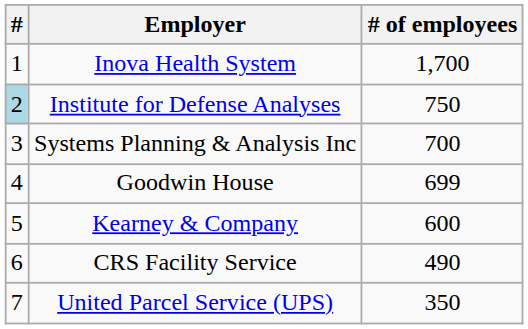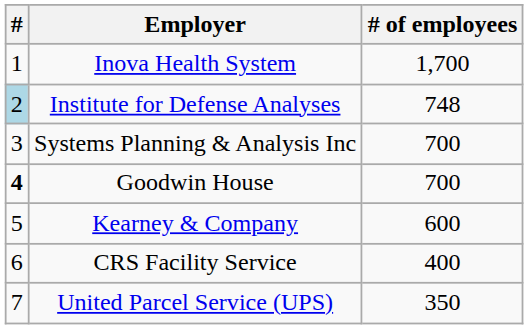(442, 103) 750 -> (442, 103) 748
(17, 182) normal -> (17, 182) bold
(442, 182) 699 -> (442, 182) 700
(442, 262) 490 -> (442, 262) 400
